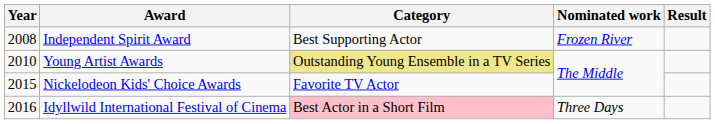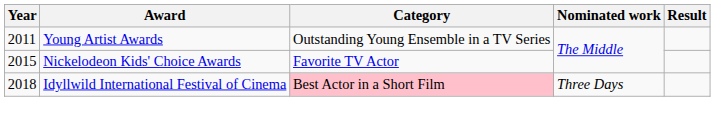- row: (117, 38)
(22, 61) 2010 -> (22, 38) 2011
(422, 61) khaki background -> (422, 38) no background
(22, 107) 2016 -> (22, 84) 2018
